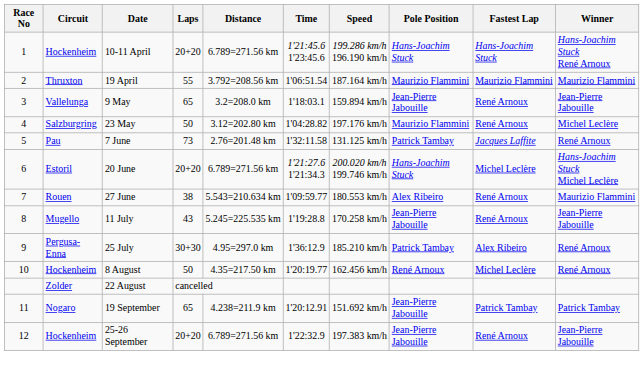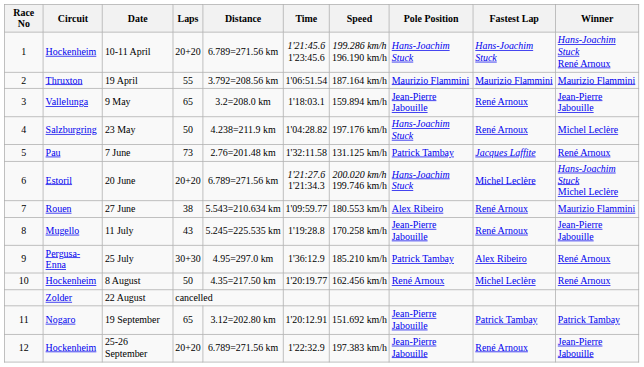(243, 124) 3.12=202.80 km -> (243, 130) 4.238=211.9 km
(430, 124) Maurizio Flammini -> (421, 130) Hans-Joachim Stuck
(243, 308) 4.238=211.9 km -> (243, 319) 3.12=202.80 km
